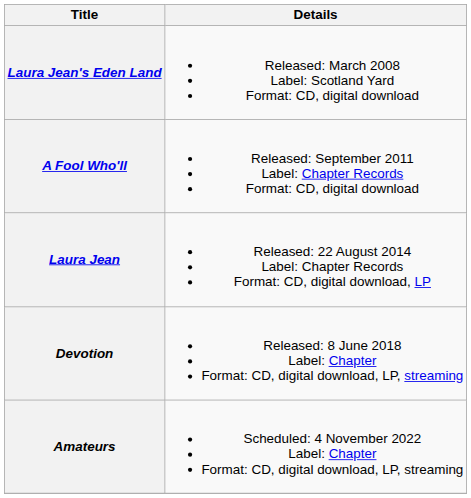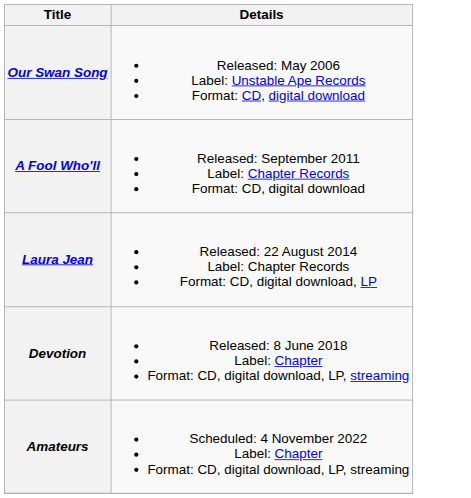+ row: (58, 72)
- row: (85, 72)
